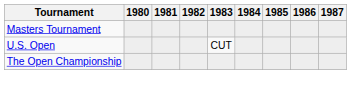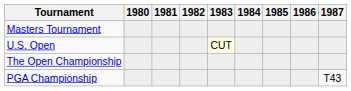(221, 45) no background -> (221, 45) lightyellow background
+ row: (52, 78)
